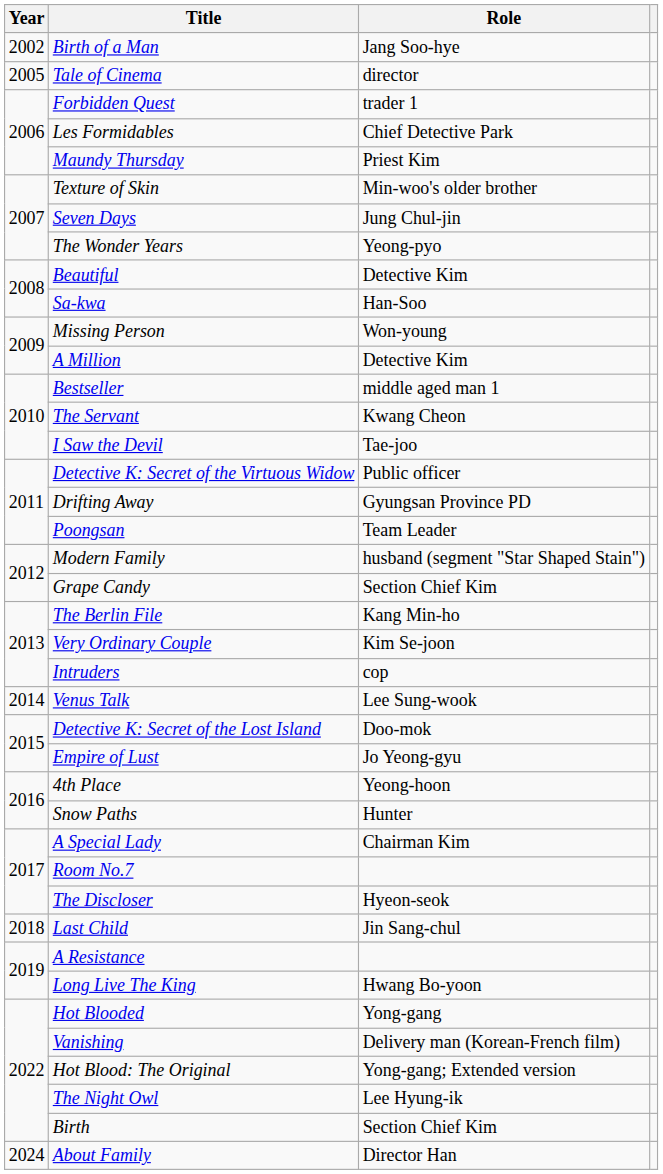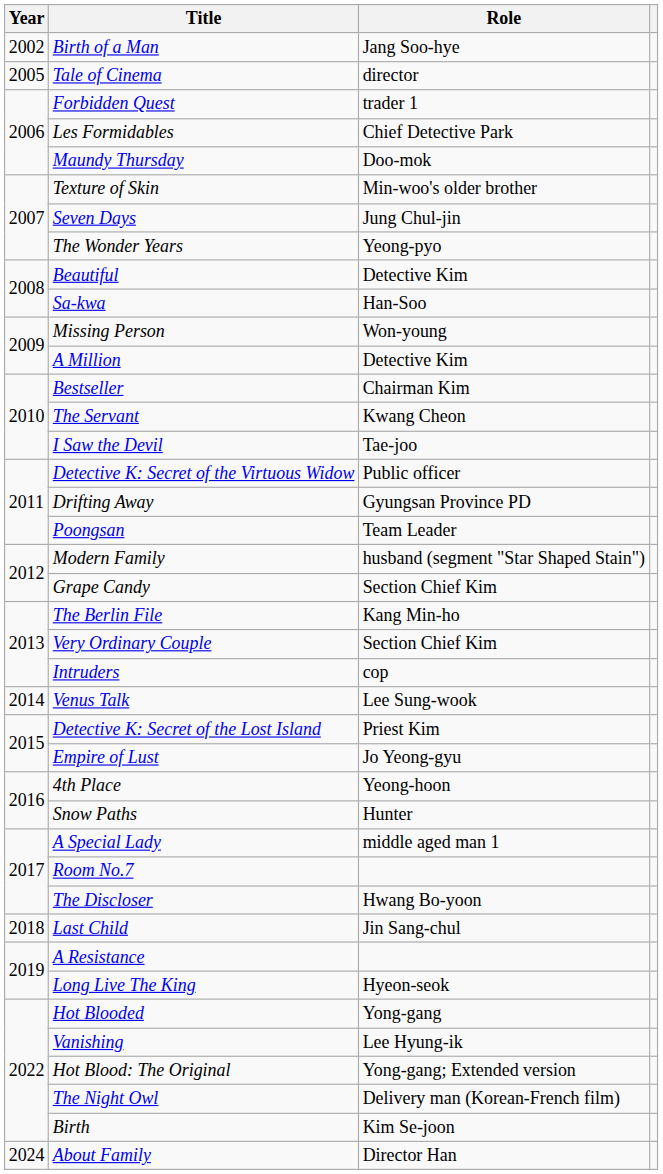(401, 160) Priest Kim -> (397, 160) Doo-mok
(431, 388) middle aged man 1 -> (416, 388) Chairman Kim
(409, 643) Kim Se-joon -> (430, 643) Section Chief Kim
(397, 729) Doo-mok -> (401, 729) Priest Kim
(416, 842) Chairman Kim -> (431, 842) middle aged man 1
(406, 899) Hyeon-seok -> (422, 899) Hwang Bo-yoon
(422, 984) Hwang Bo-yoon -> (406, 984) Hyeon-seok
(491, 1041) Delivery man (Korean-French film) -> (413, 1041) Lee Hyung-ik
(413, 1098) Lee Hyung-ik -> (491, 1098) Delivery man (Korean-French film)
(430, 1127) Section Chief Kim -> (409, 1127) Kim Se-joon
